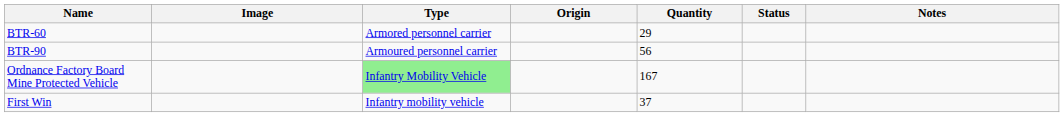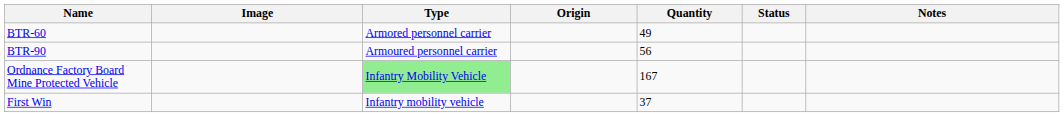(646, 32) 29 -> (646, 32) 49
